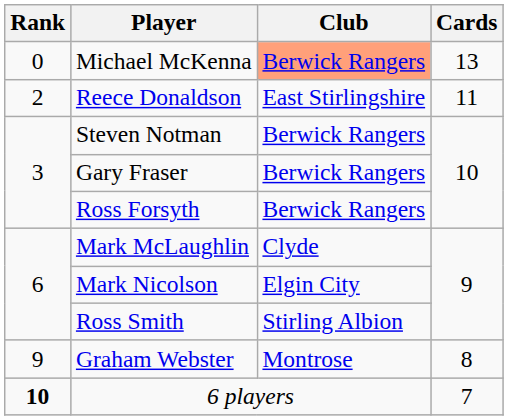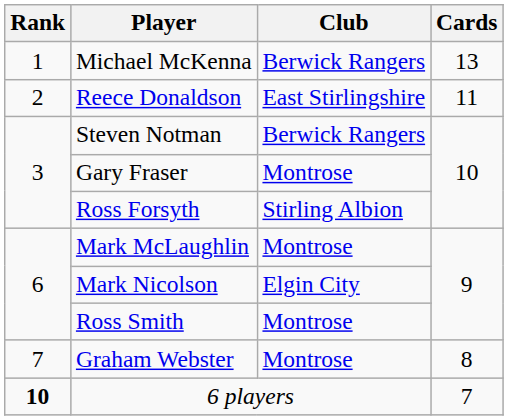(38, 60) 0 -> (38, 60) 1
(344, 60) lightsalmon background -> (344, 60) no background
(344, 172) Berwick Rangers -> (308, 172) Montrose
(344, 209) Berwick Rangers -> (333, 209) Stirling Albion
(291, 246) Clyde -> (308, 246) Montrose
(333, 321) Stirling Albion -> (308, 321) Montrose
(38, 358) 9 -> (38, 358) 7
